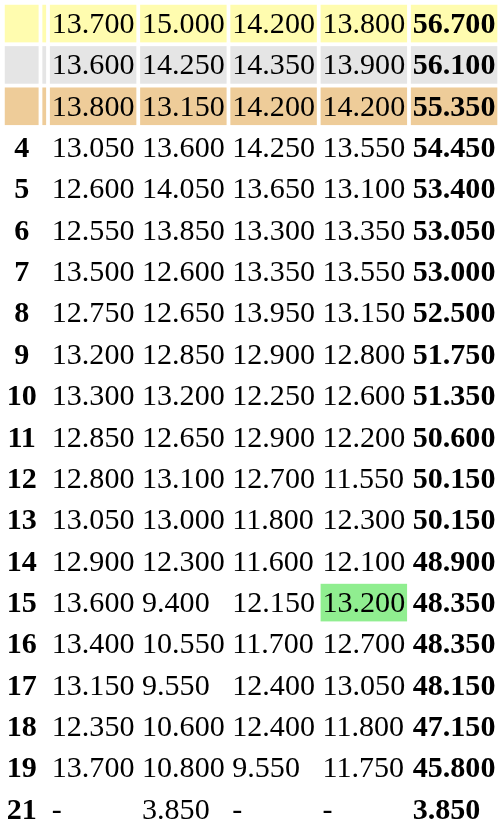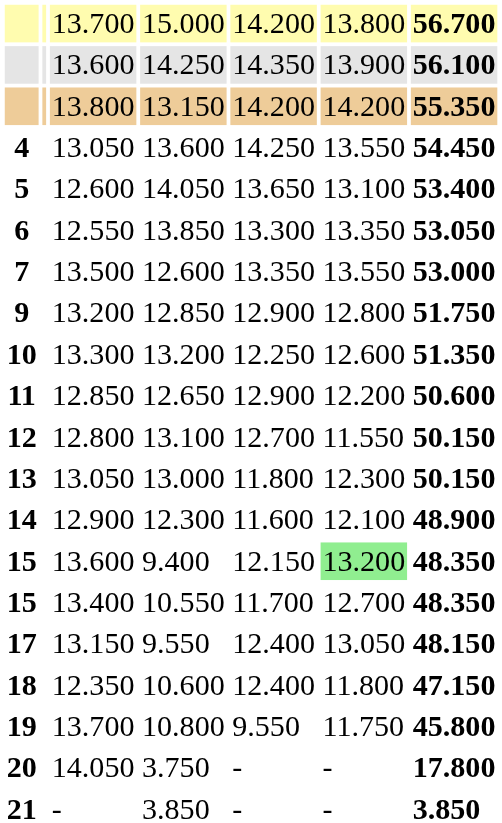- row: (93, 312)
(22, 643) 16 -> (22, 602) 15
+ row: (93, 767)
